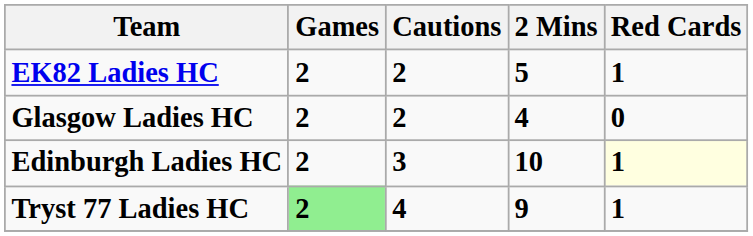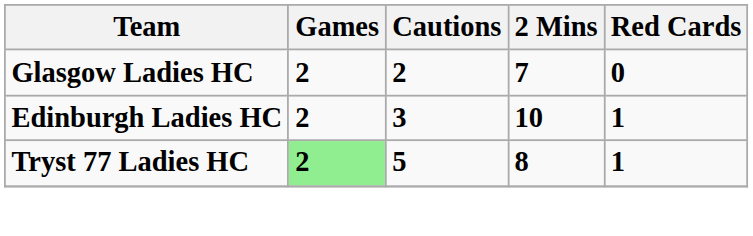- row: (115, 72)
(522, 117) 4 -> (522, 72) 7
(618, 162) lightyellow background -> (618, 117) no background
(399, 207) 4 -> (399, 162) 5
(522, 207) 9 -> (522, 162) 8
